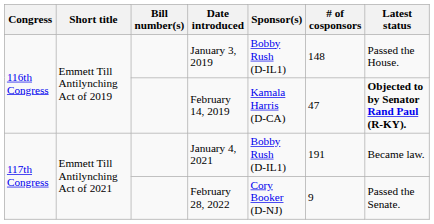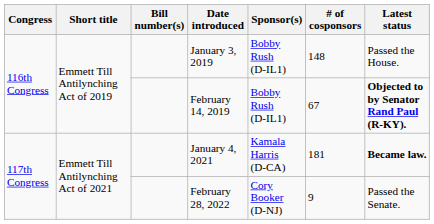(268, 105) Kamala Harris (D-CA) -> (268, 105) Bobby Rush (D-IL1)
(314, 105) 47 -> (314, 105) 67
(268, 154) Bobby Rush (D-IL1) -> (268, 154) Kamala Harris (D-CA)
(317, 154) 191 -> (317, 154) 181
(396, 154) normal -> (397, 154) bold
